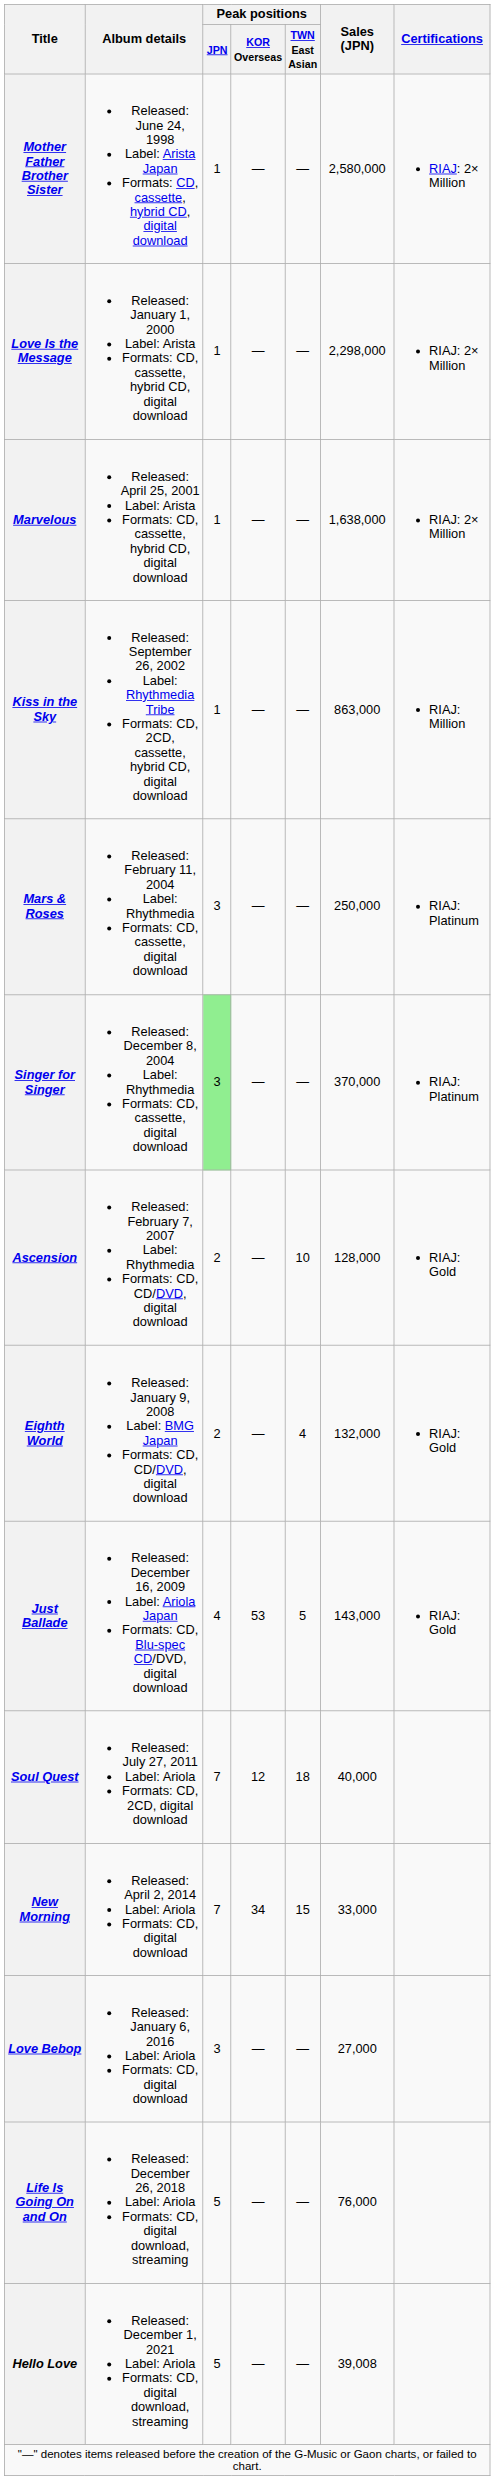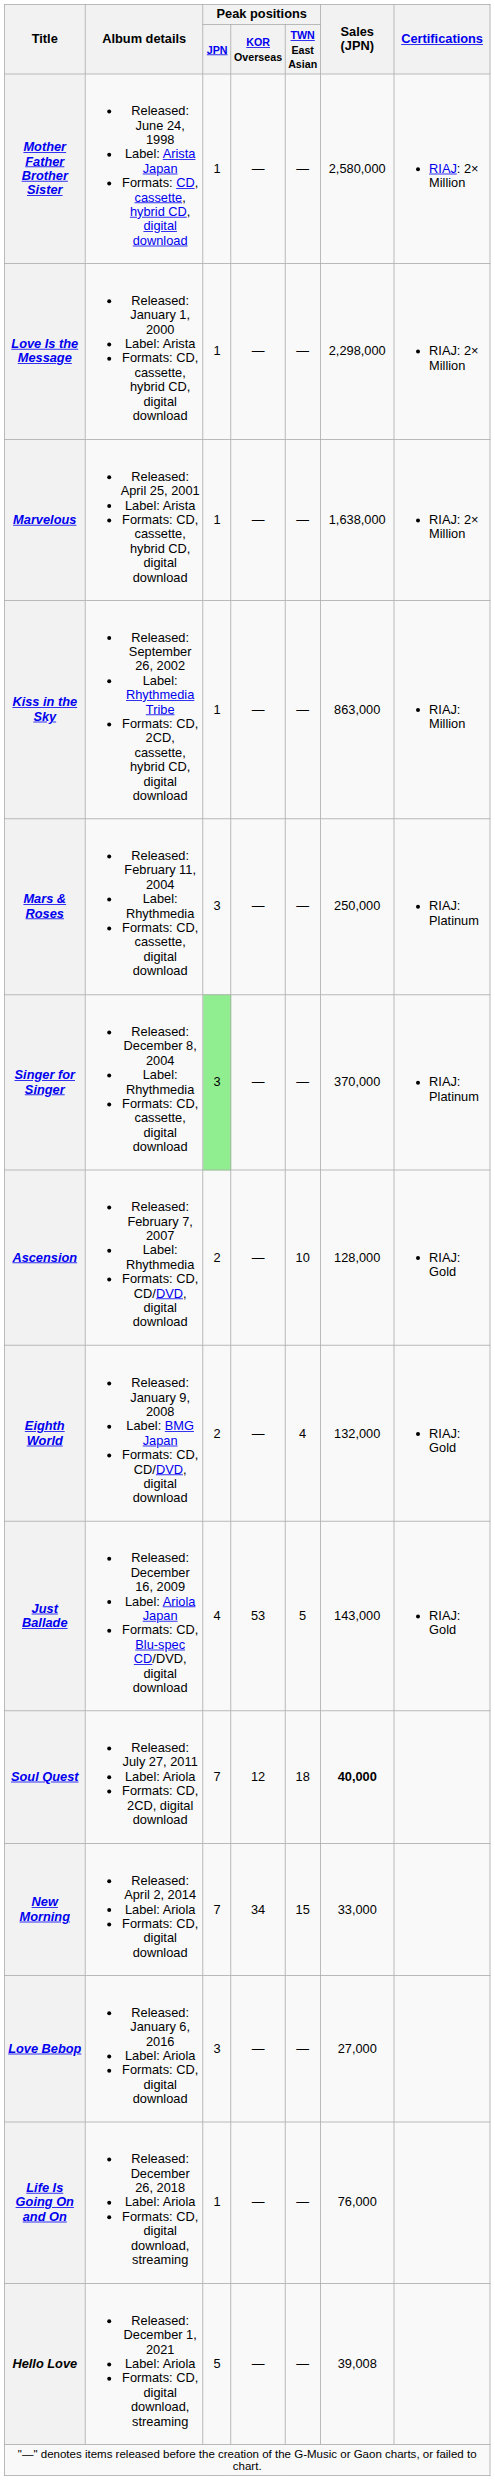(357, 1777) normal -> (357, 1777) bold
(217, 2202) 5 -> (217, 2202) 1
